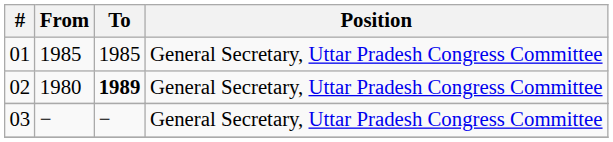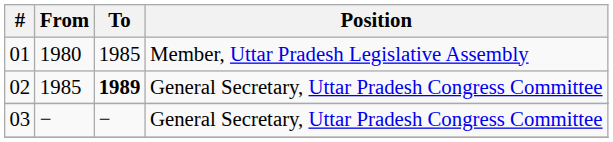(61, 53) 1985 -> (61, 53) 1980
(376, 53) General Secretary, Uttar Pradesh Congress Committee -> (339, 53) Member, Uttar Pradesh Legislative Assembly
(61, 86) 1980 -> (61, 86) 1985
